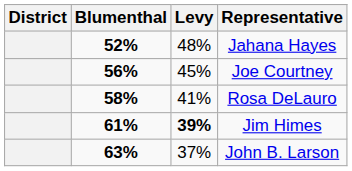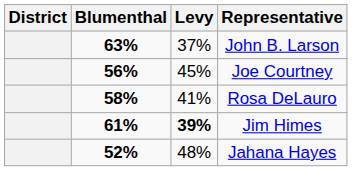rows swapped: (282, 152) <-> (282, 44)
